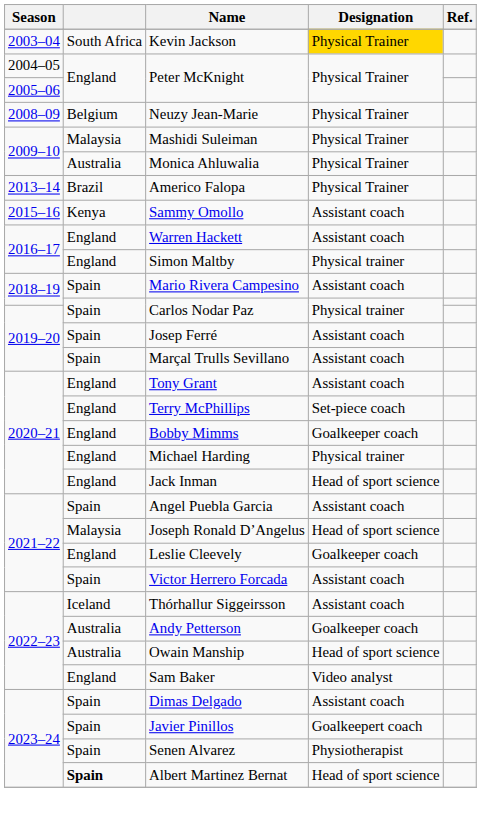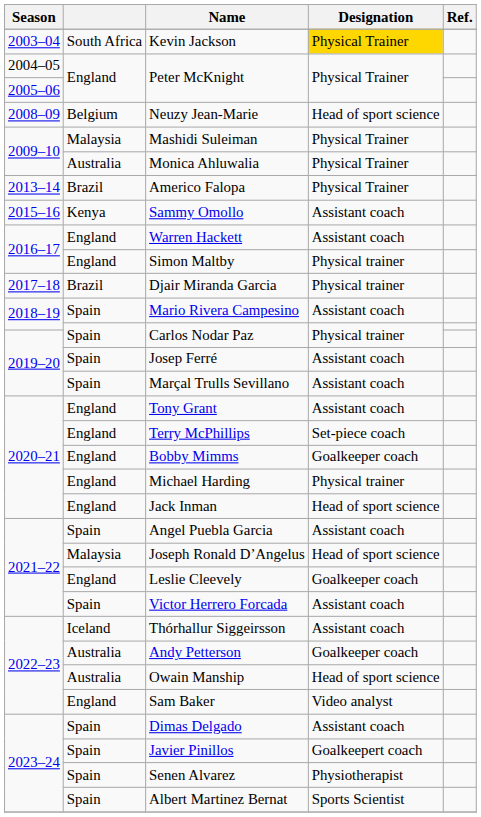(360, 114) Physical Trainer -> (376, 114) Head of sport science
+ row: (34, 286)
(85, 775) bold -> (84, 799) normal
(376, 775) Head of sport science -> (358, 799) Sports Scientist
